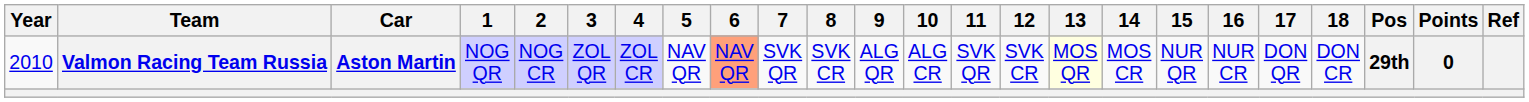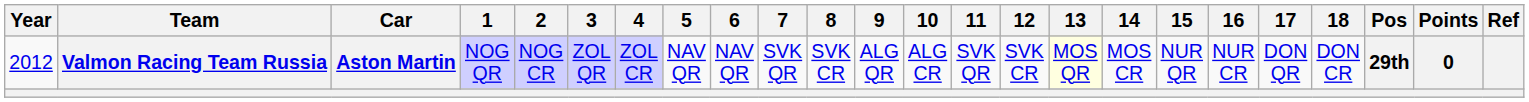(31, 62) 2010 -> (31, 62) 2012
(734, 62) lightsalmon background -> (734, 62) no background
